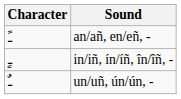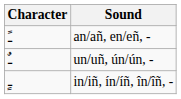rows swapped: (123, 59) <-> (114, 82)
